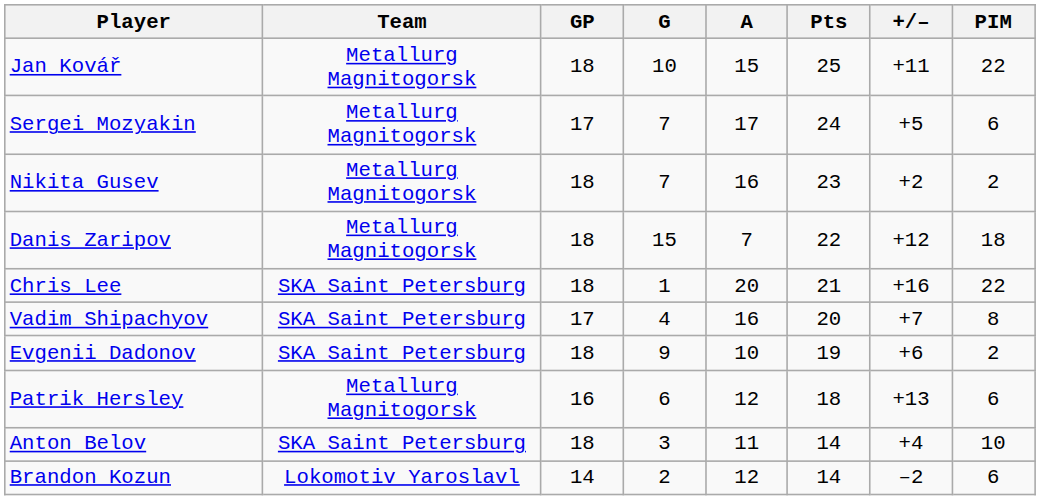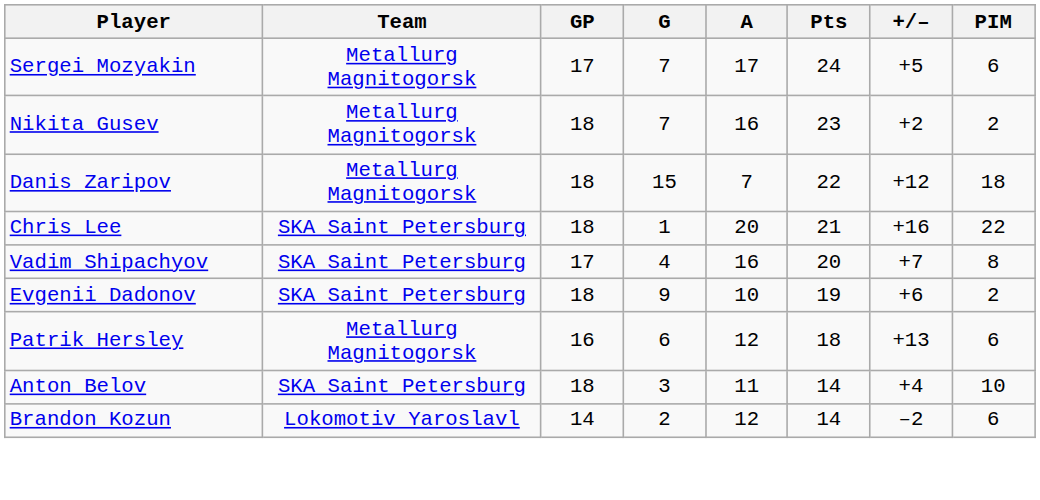- row: (66, 67)
